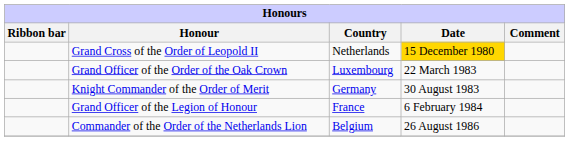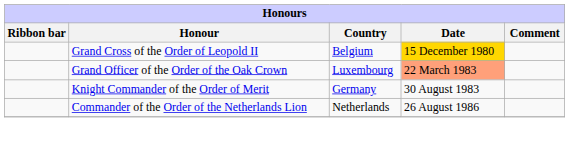(361, 51) Netherlands -> (353, 51) Belgium
(440, 70) no background -> (440, 70) lightsalmon background
- row: (164, 107)
(353, 126) Belgium -> (361, 107) Netherlands
